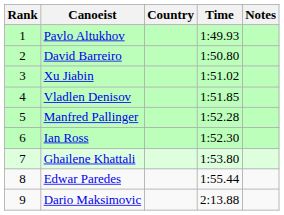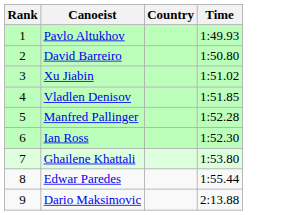- column: (261, 14)
